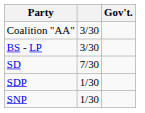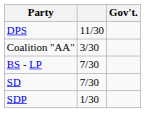+ row: (17, 30)
(89, 47) 3/30 -> (89, 64) 7/30
- row: (17, 99)
